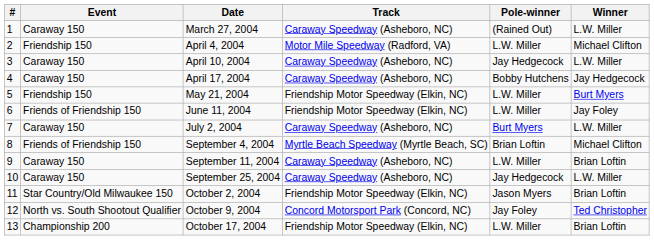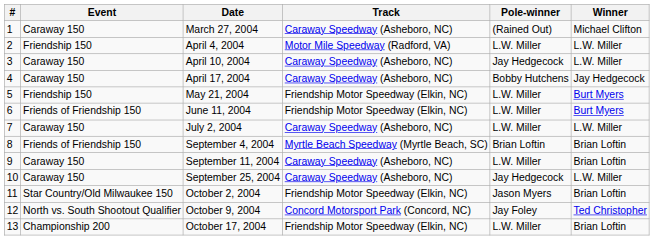(598, 29) L.W. Miller -> (608, 29) Michael Clifton
(608, 45) Michael Clifton -> (598, 45) L.W. Miller
(596, 111) Jay Foley -> (599, 111) Burt Myers
(518, 128) Burt Myers -> (517, 128) L.W. Miller
(608, 144) Michael Clifton -> (600, 144) Brian Loftin
